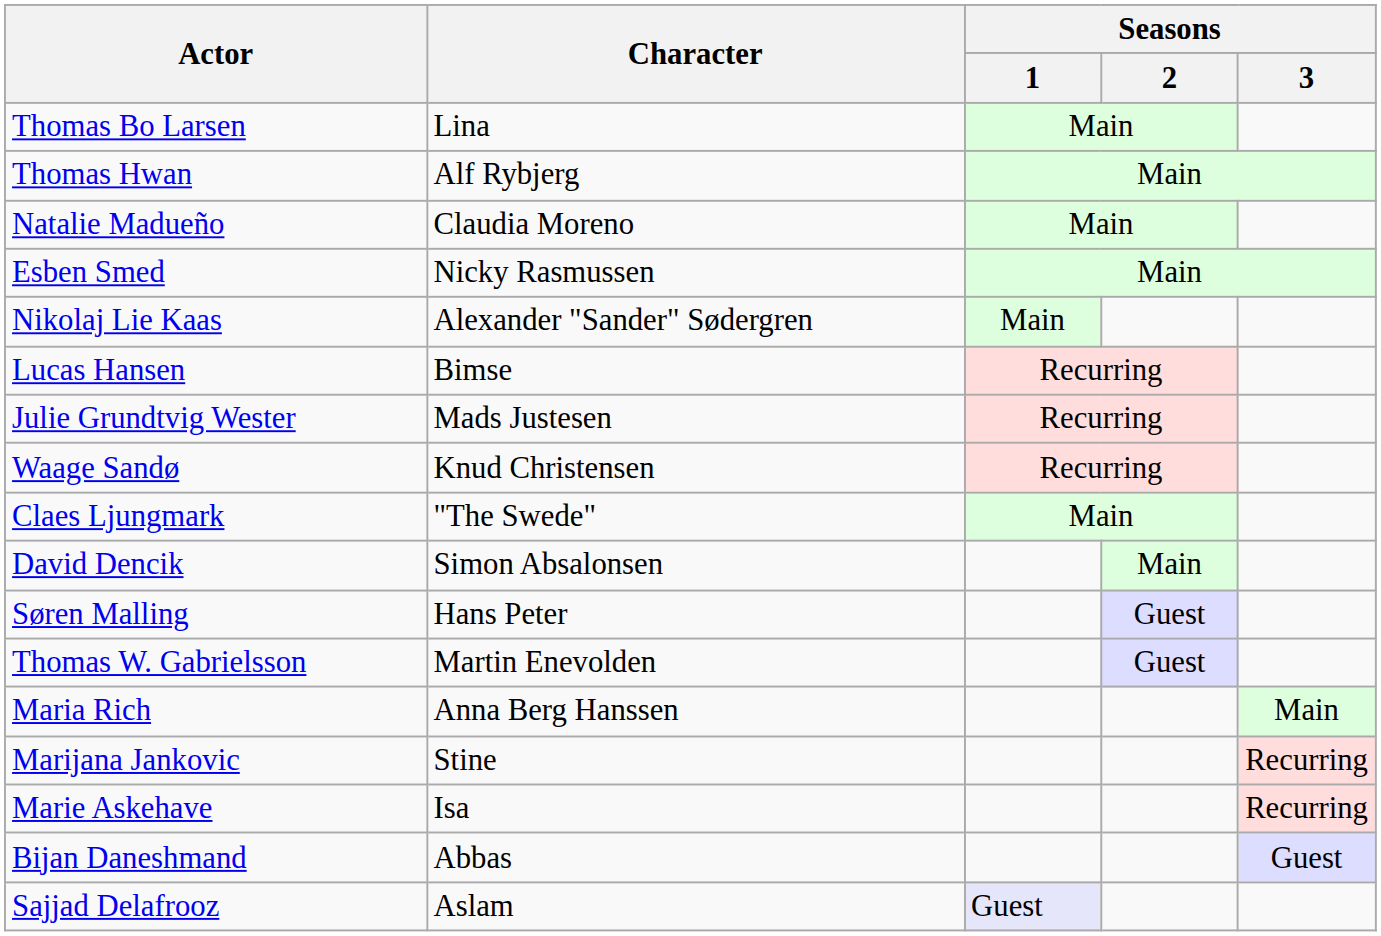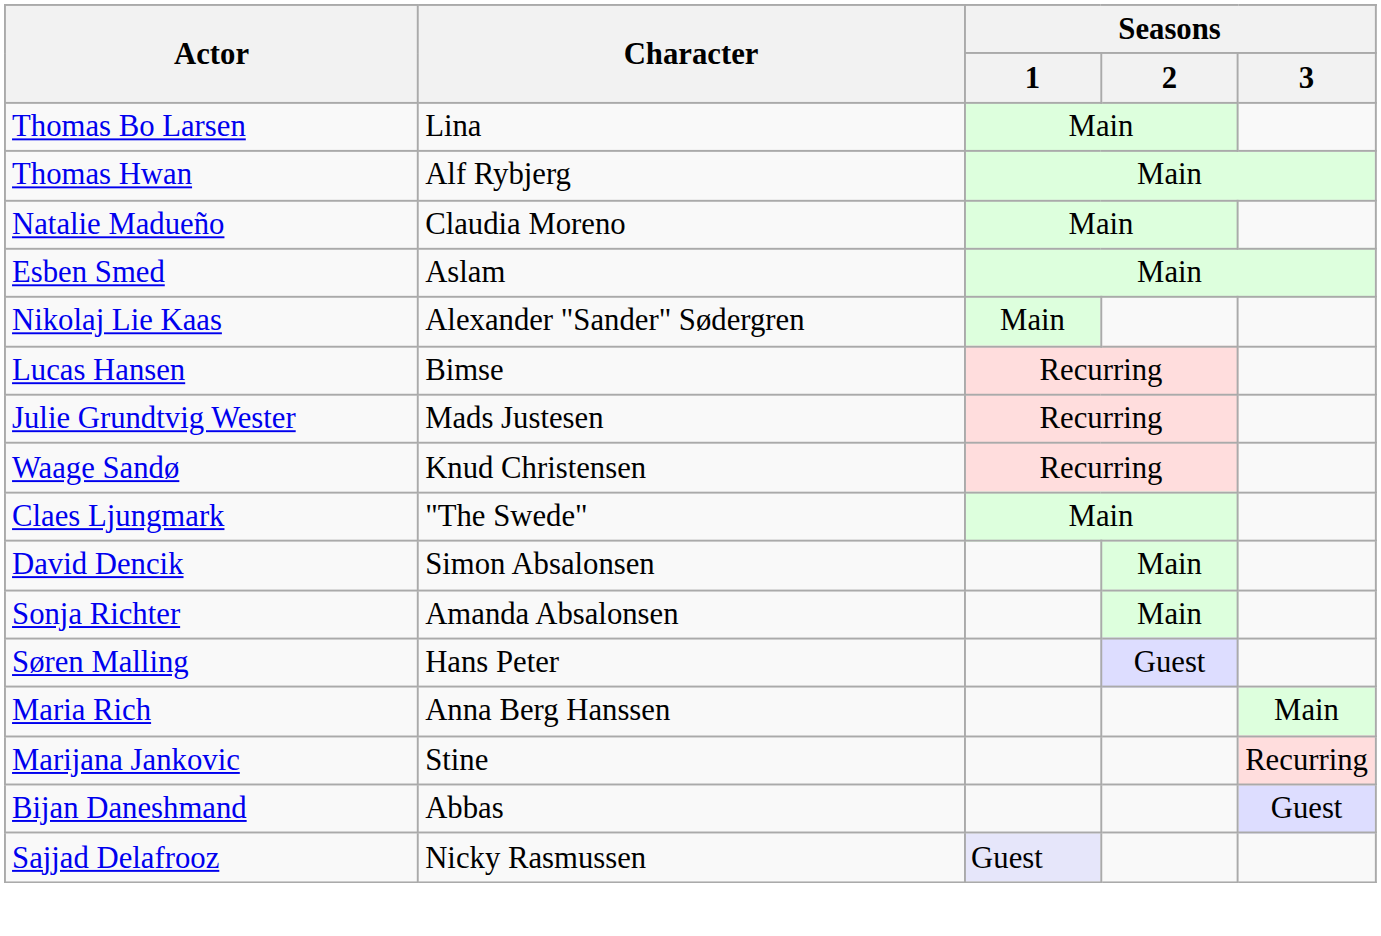(544, 272) Nicky Rasmussen -> (465, 272) Aslam
+ row: (96, 613)
- row: (159, 662)
- row: (112, 808)
(474, 905) Aslam -> (536, 857) Nicky Rasmussen
